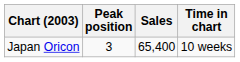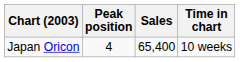(109, 47) 3 -> (109, 47) 4
